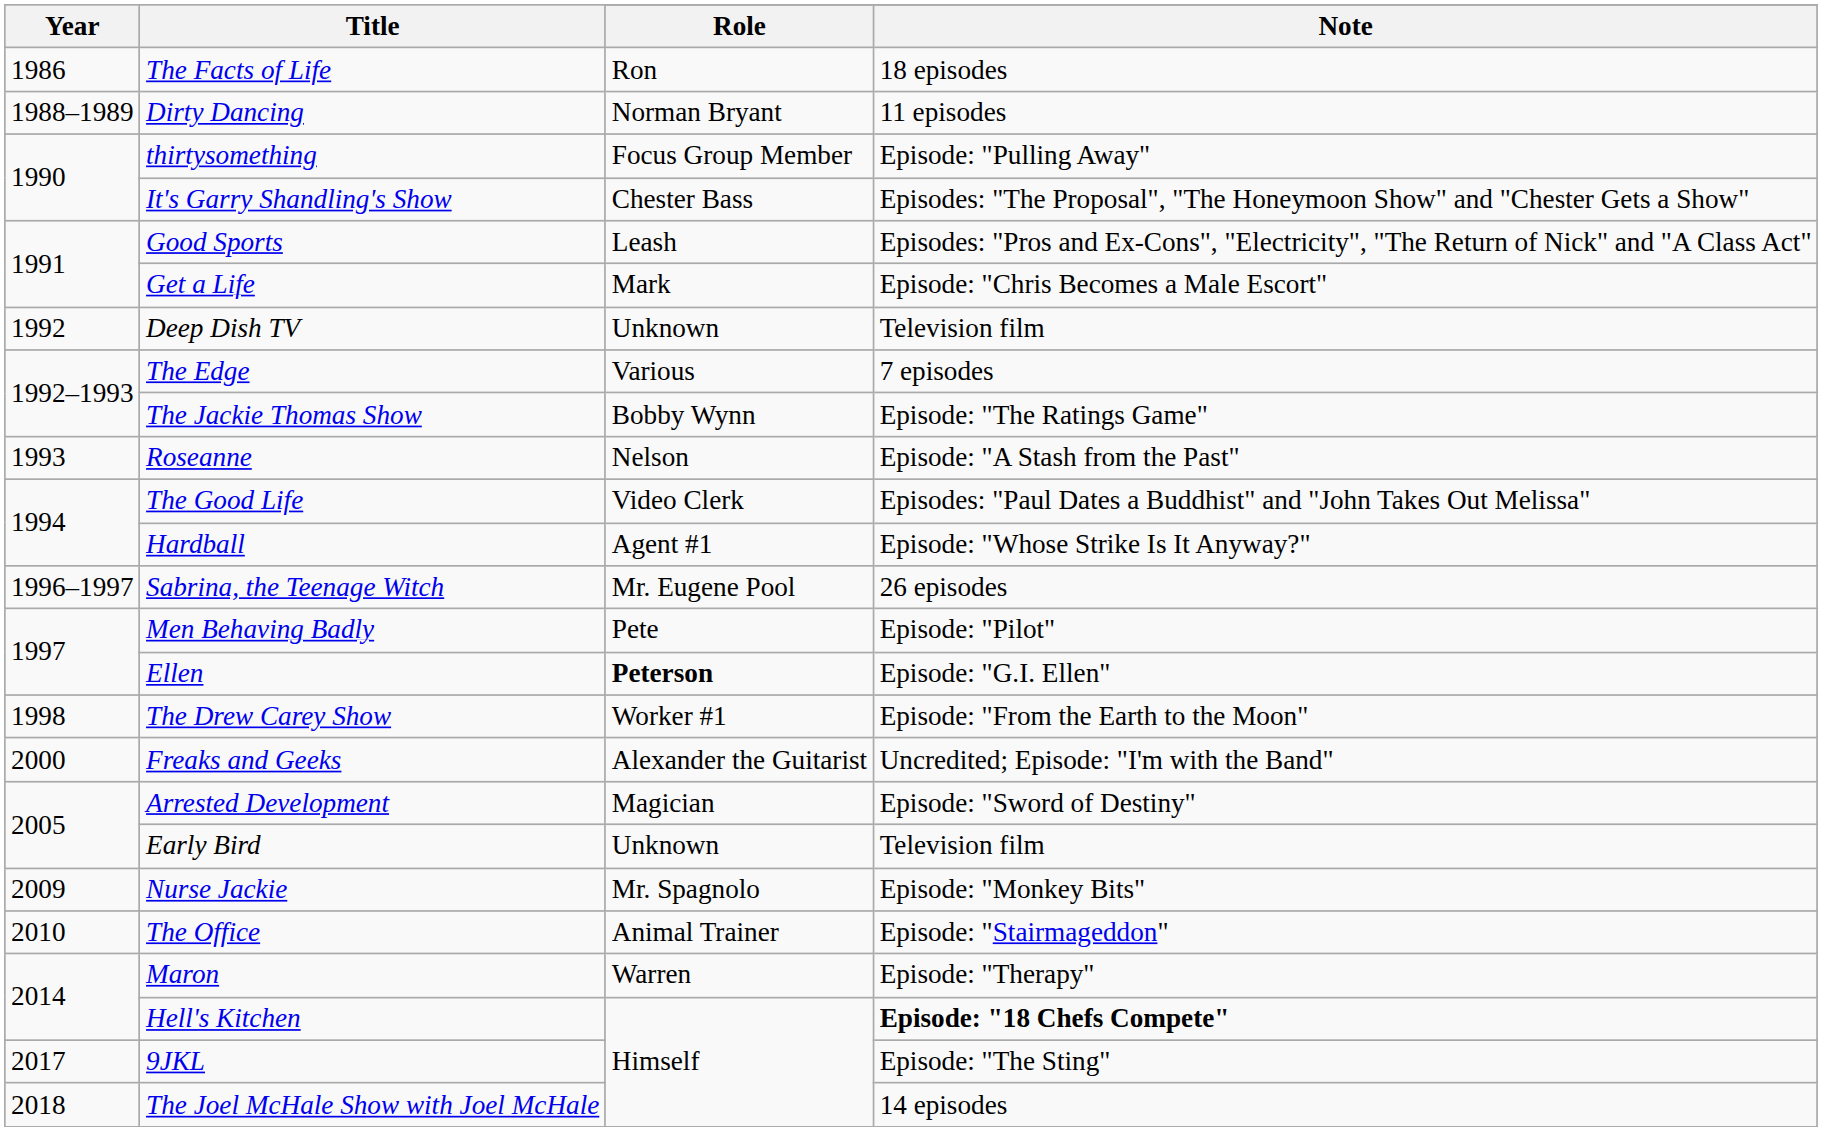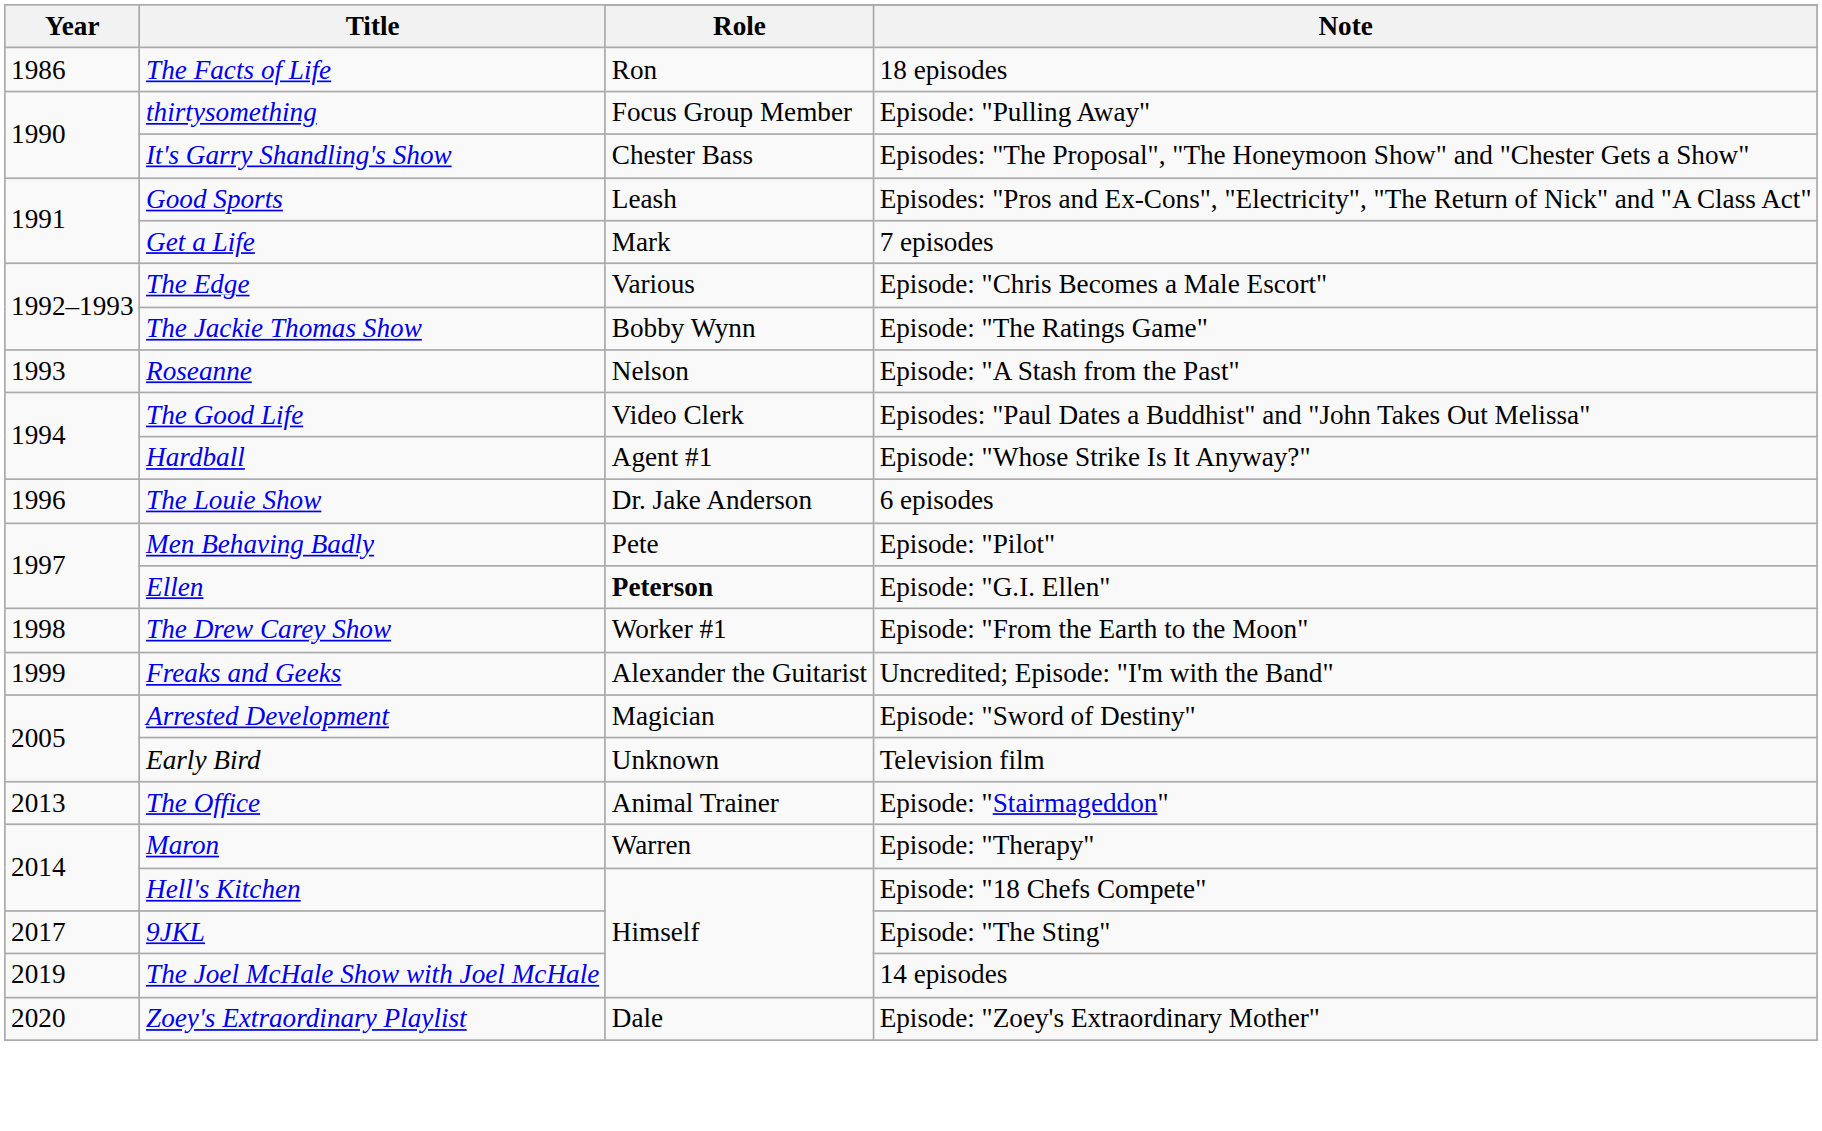- row: (225, 112)
(1103, 284) Episode: "Chris Becomes a Male Escort" -> (937, 241) 7 episodes
- row: (223, 328)
(937, 371) 7 episodes -> (1103, 284) Episode: "Chris Becomes a Male Escort"
+ row: (234, 500)
- row: (295, 586)
(38, 759) 2000 -> (38, 673) 1999
- row: (217, 888)
(38, 931) 2010 -> (38, 802) 2013
(1055, 1018) bold -> (1043, 888) normal
(38, 1104) 2018 -> (38, 975) 2019
+ row: (306, 1018)
